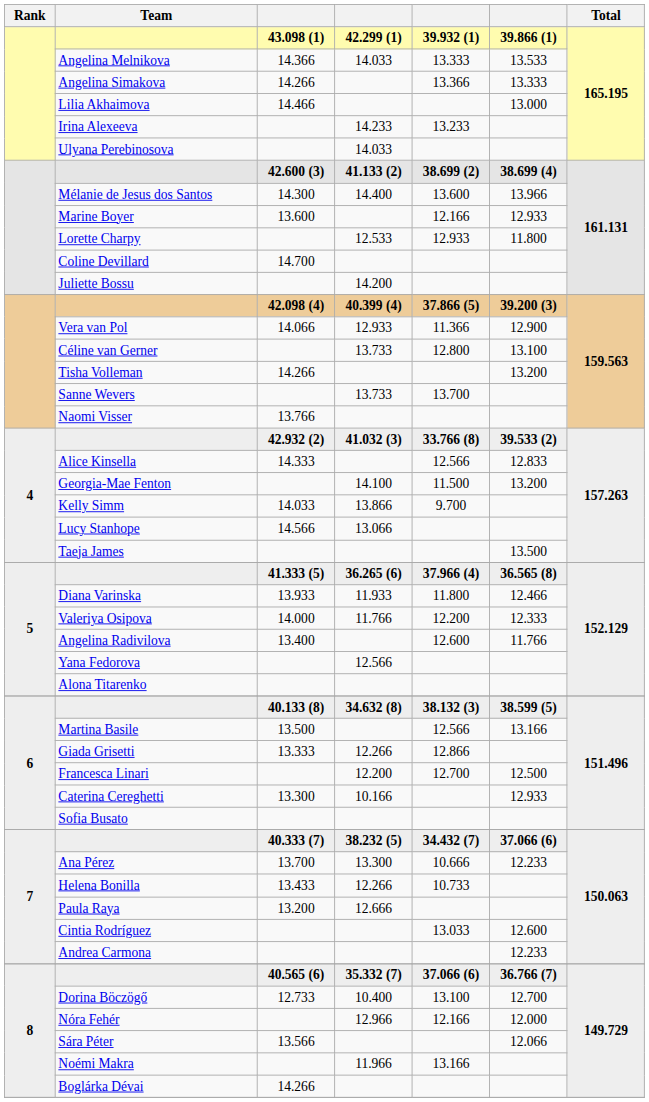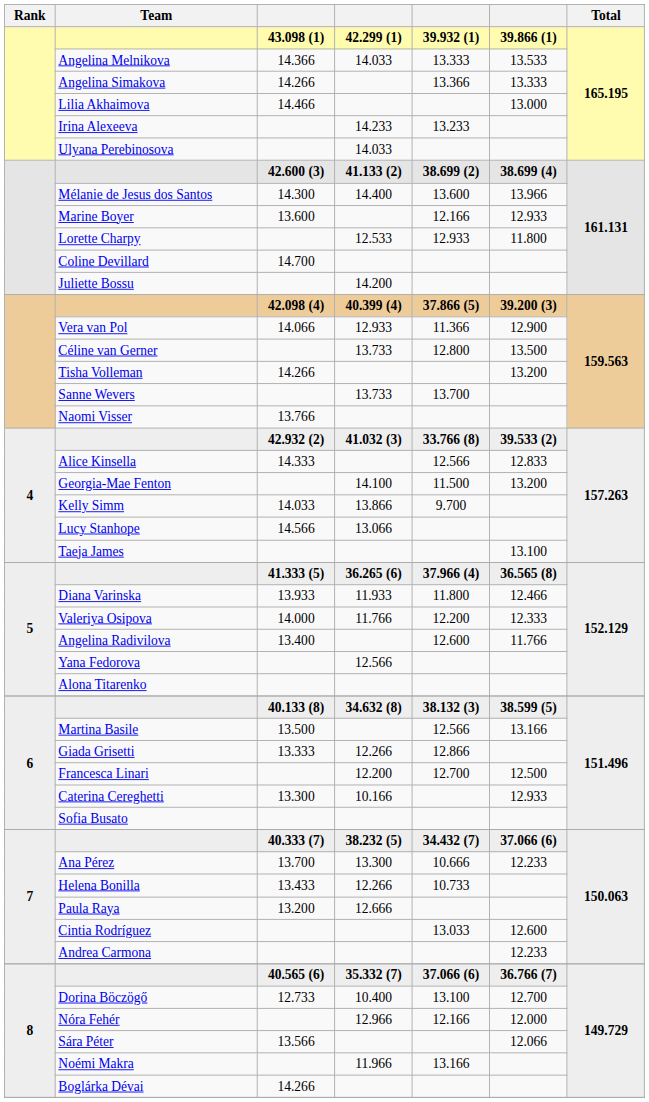(529, 350) 13.100 -> (529, 350) 13.500
(529, 551) 13.500 -> (529, 551) 13.100
